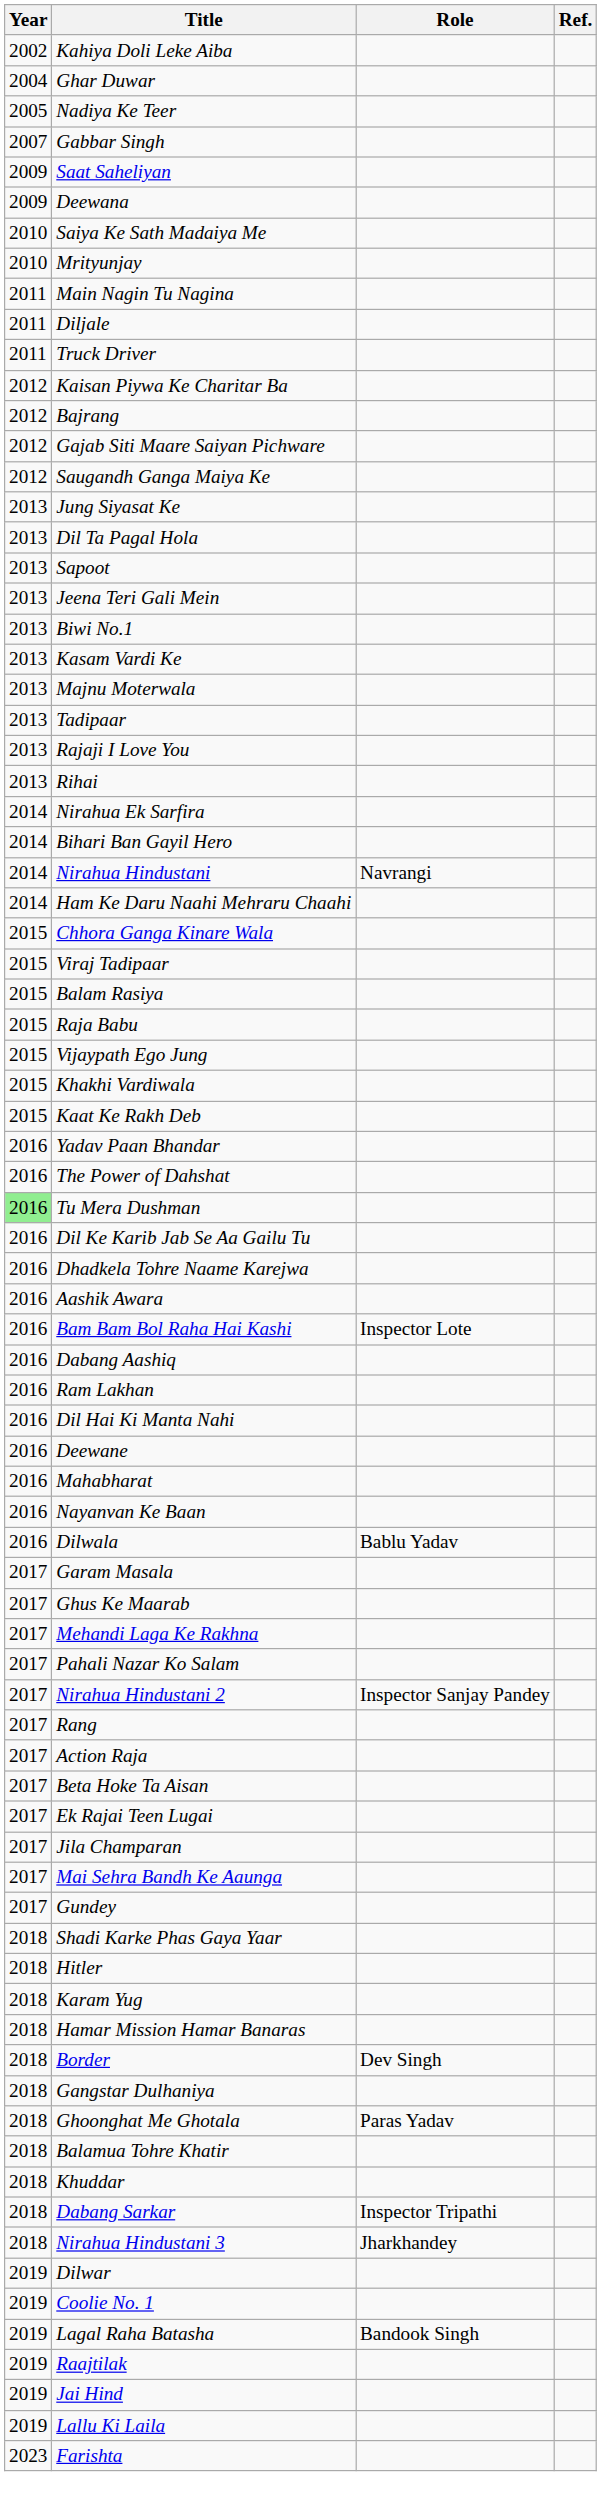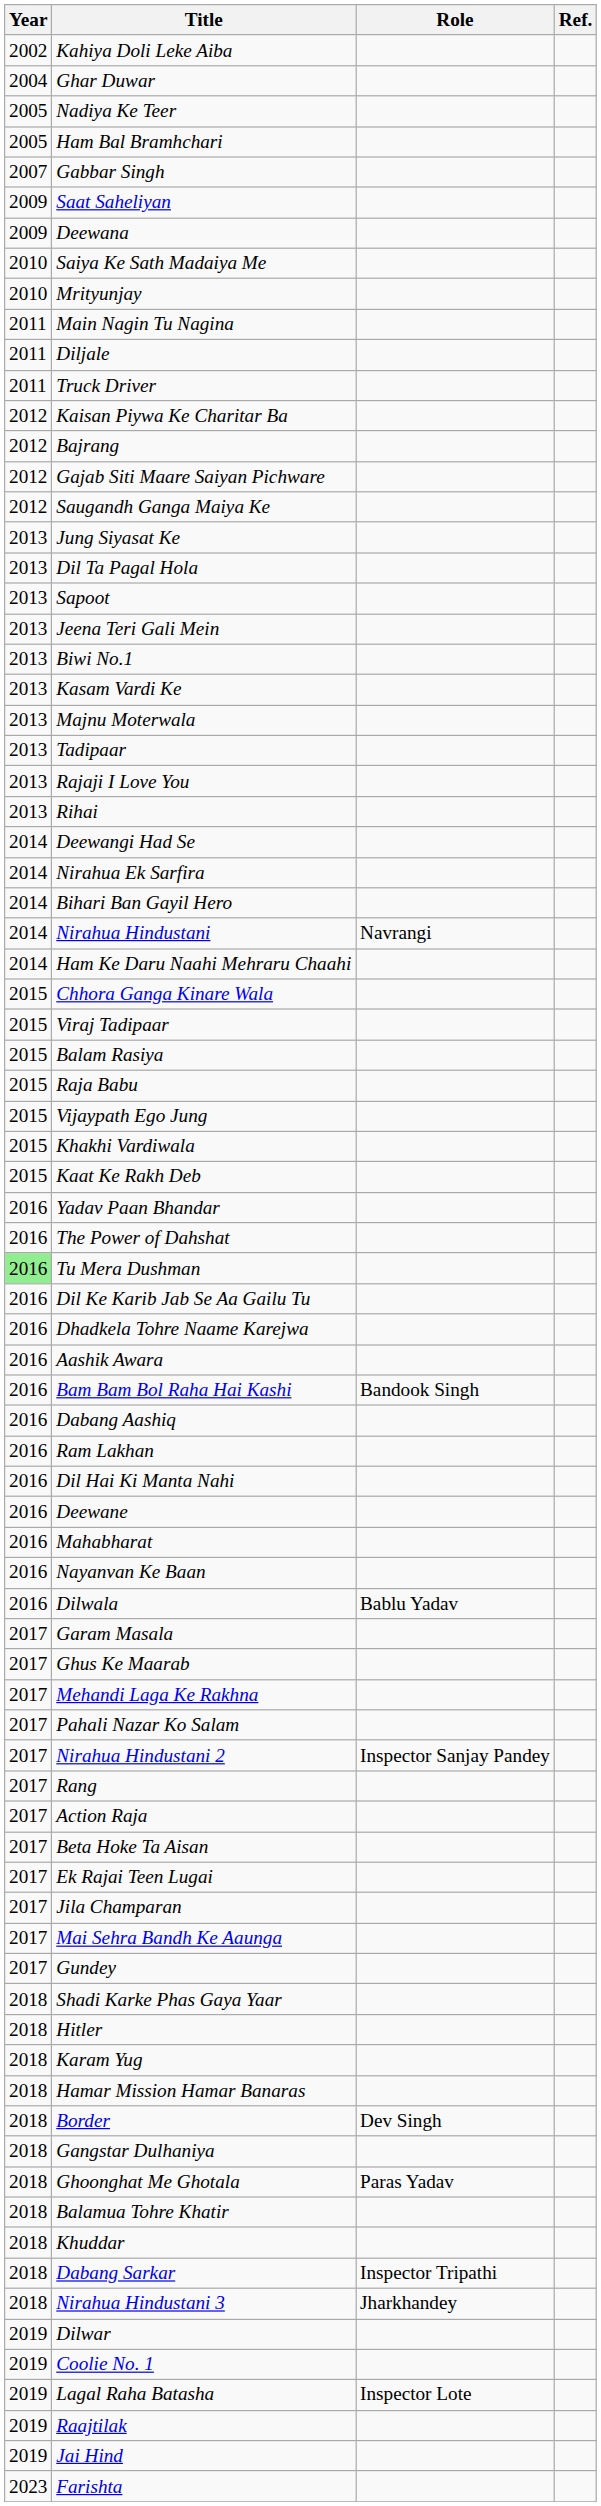+ row: (139, 141)
+ row: (126, 841)
(416, 1329) Inspector Lote -> (420, 1389) Bandook Singh
(420, 2333) Bandook Singh -> (416, 2394) Inspector Lote
- row: (111, 2425)
